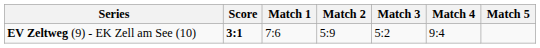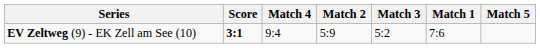columns swapped: (290, 14) <-> (454, 14)
